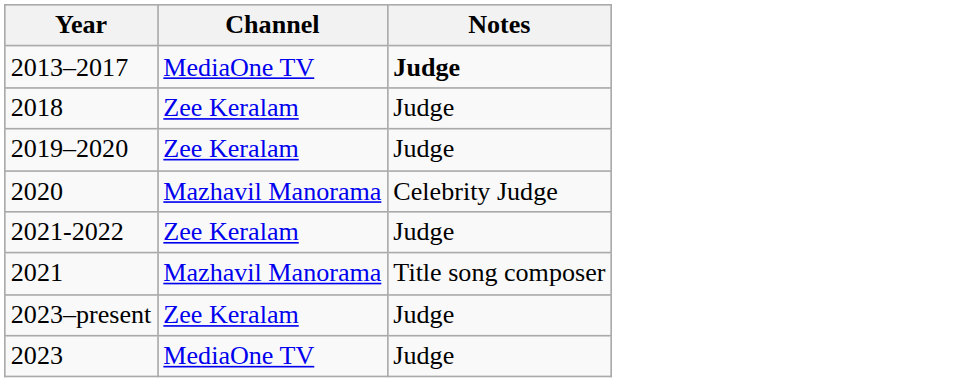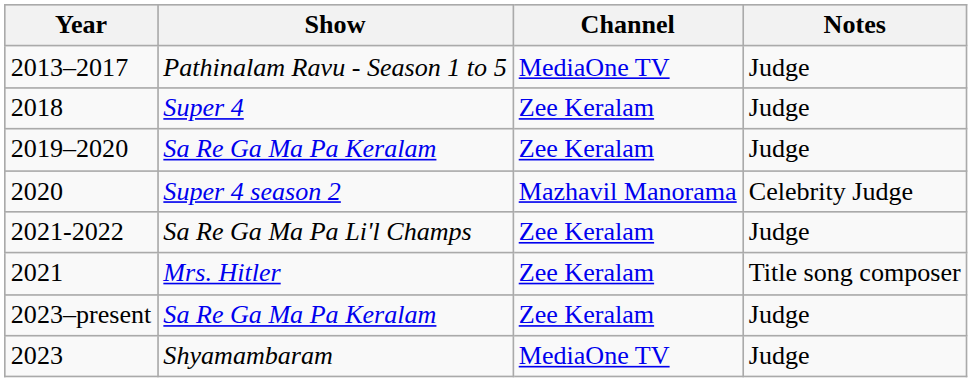+ column: (335, 25)
(427, 66) bold -> (779, 66) normal
(272, 273) Mazhavil Manorama -> (586, 273) Zee Keralam
